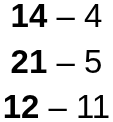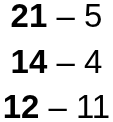rows swapped: (56, 16) <-> (56, 61)
